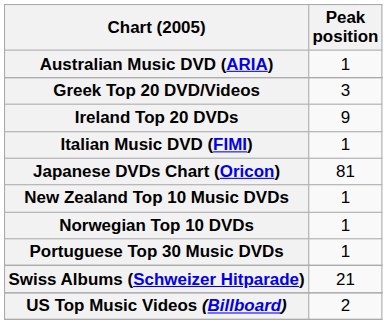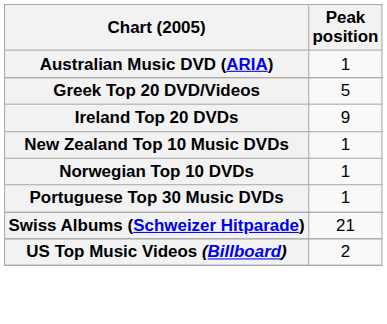(345, 90) 3 -> (345, 90) 5
- row: (157, 144)
- row: (157, 171)
